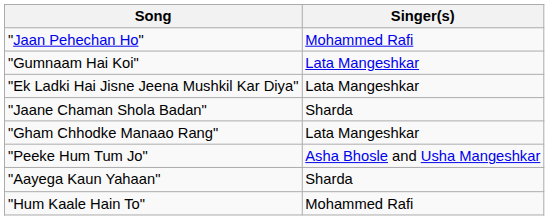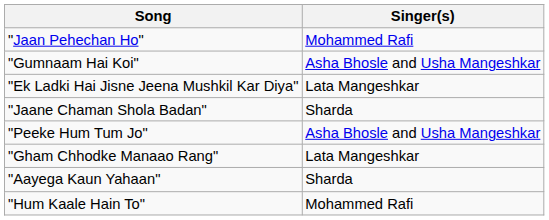(362, 63) Lata Mangeshkar -> (423, 63) Asha Bhosle and Usha Mangeshkar
rows swapped: (78, 156) <-> (113, 133)
